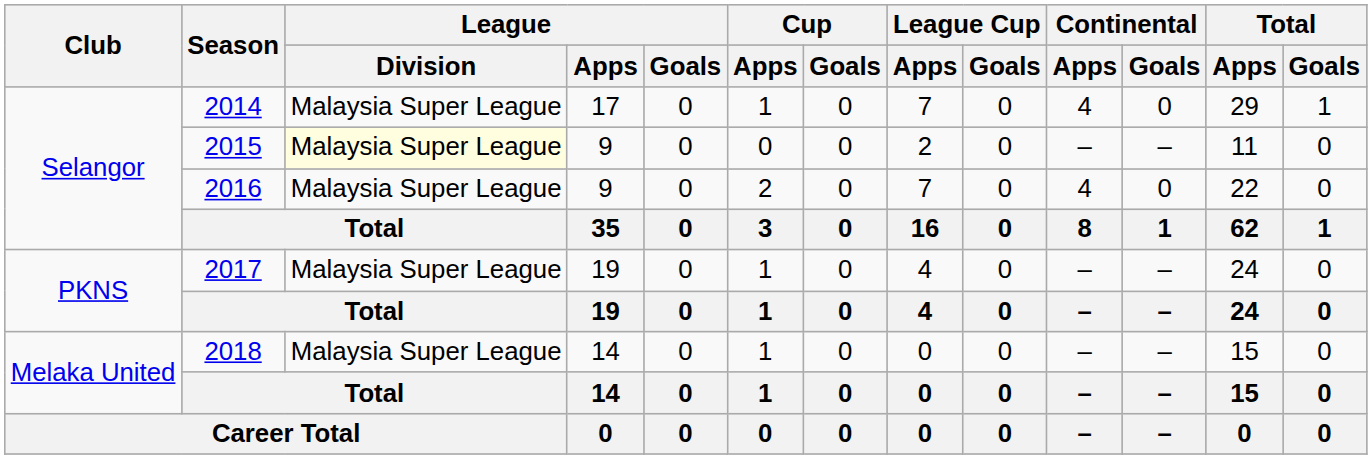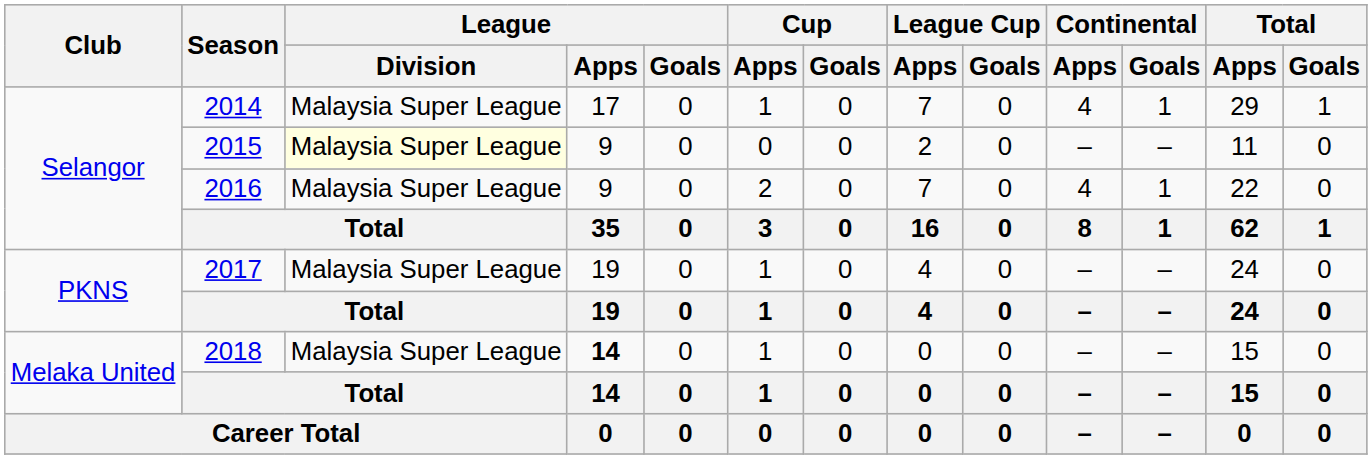(1165, 106) 0 -> (1165, 106) 1
(1165, 188) 0 -> (1165, 188) 1
(606, 351) normal -> (606, 351) bold
